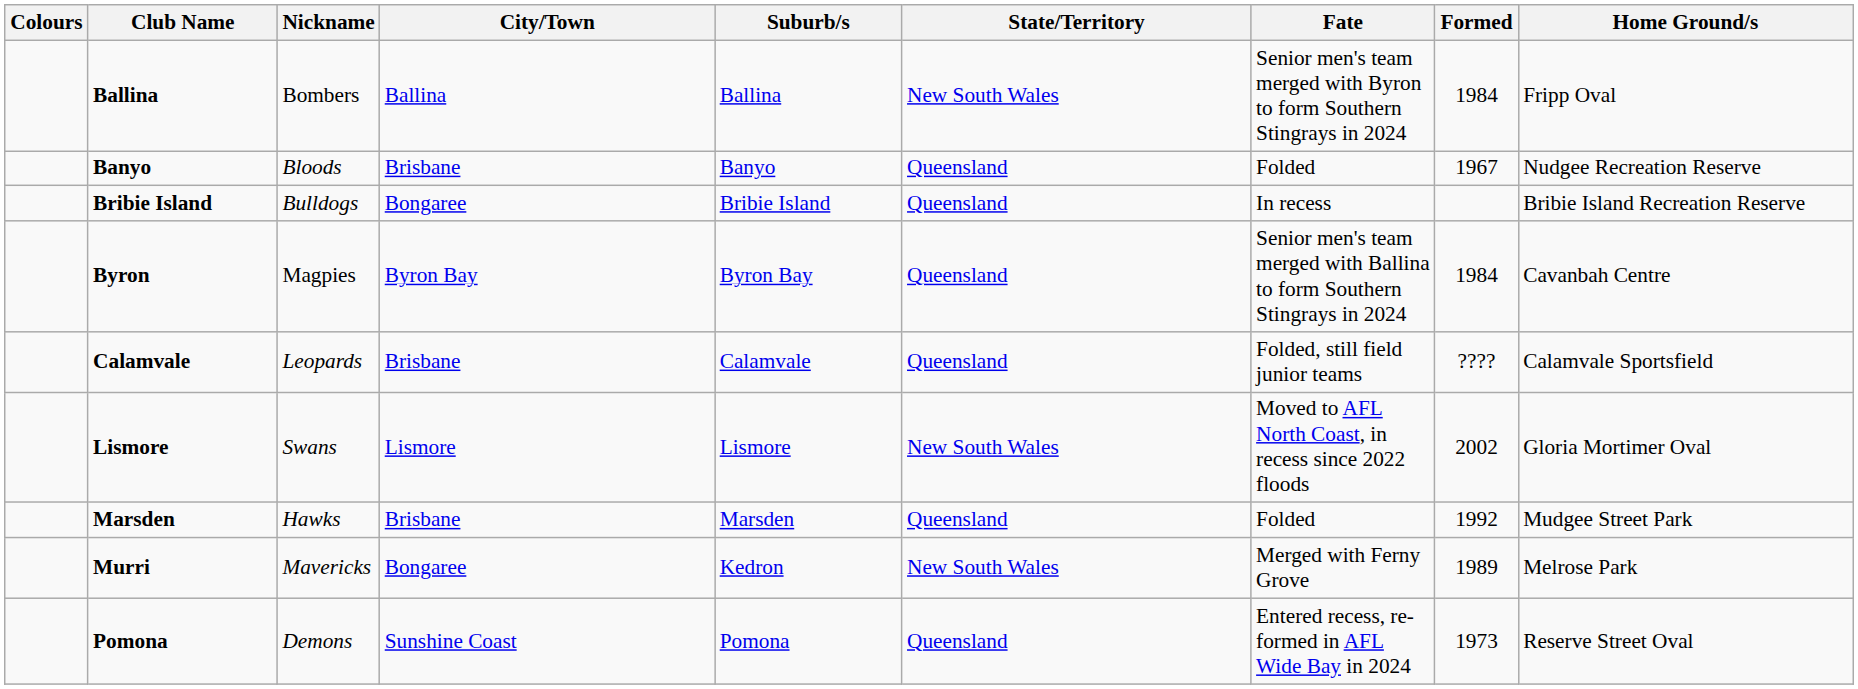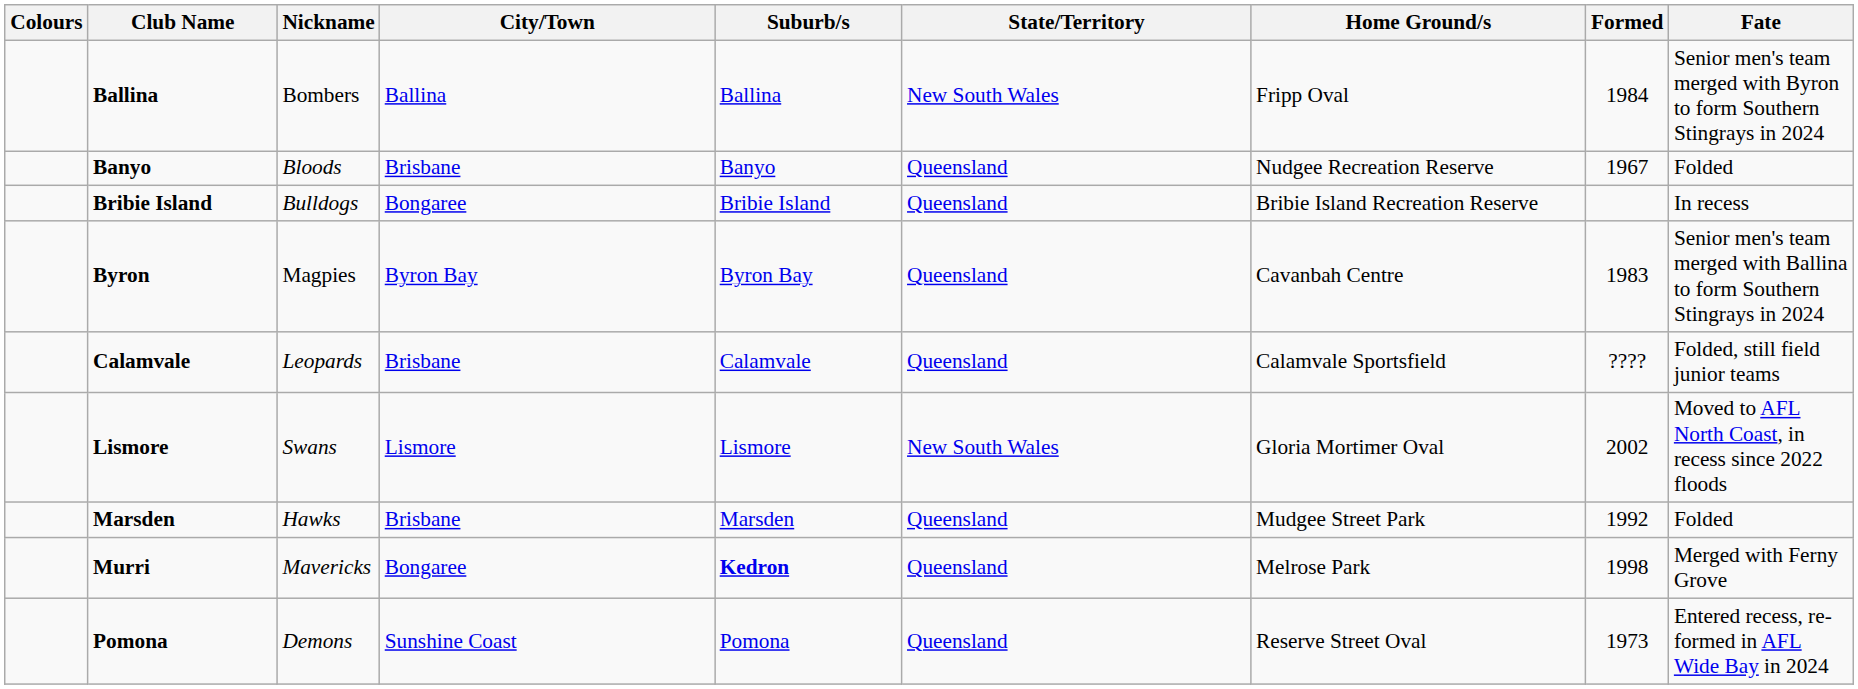columns swapped: (1685, 22) <-> (1343, 22)
(1476, 276) 1984 -> (1627, 276) 1983
(752, 567) normal -> (754, 567) bold
(983, 567) New South Wales -> (957, 567) Queensland
(1476, 567) 1989 -> (1627, 567) 1998
